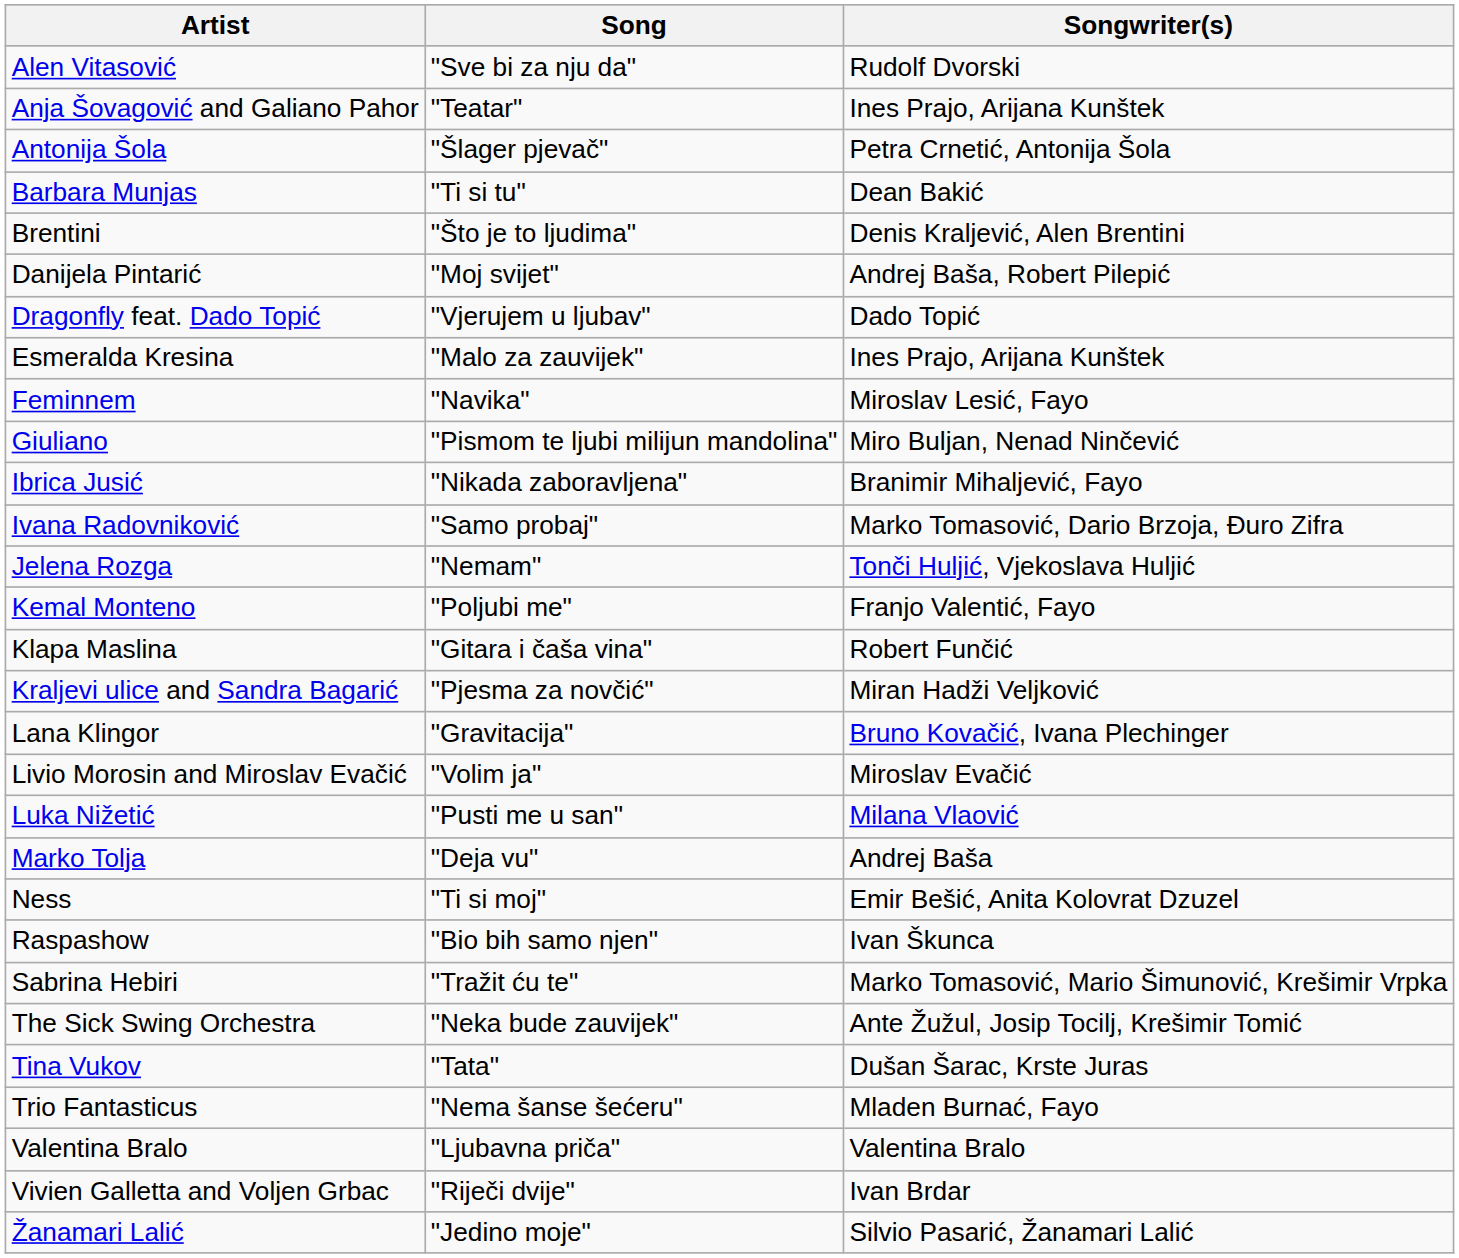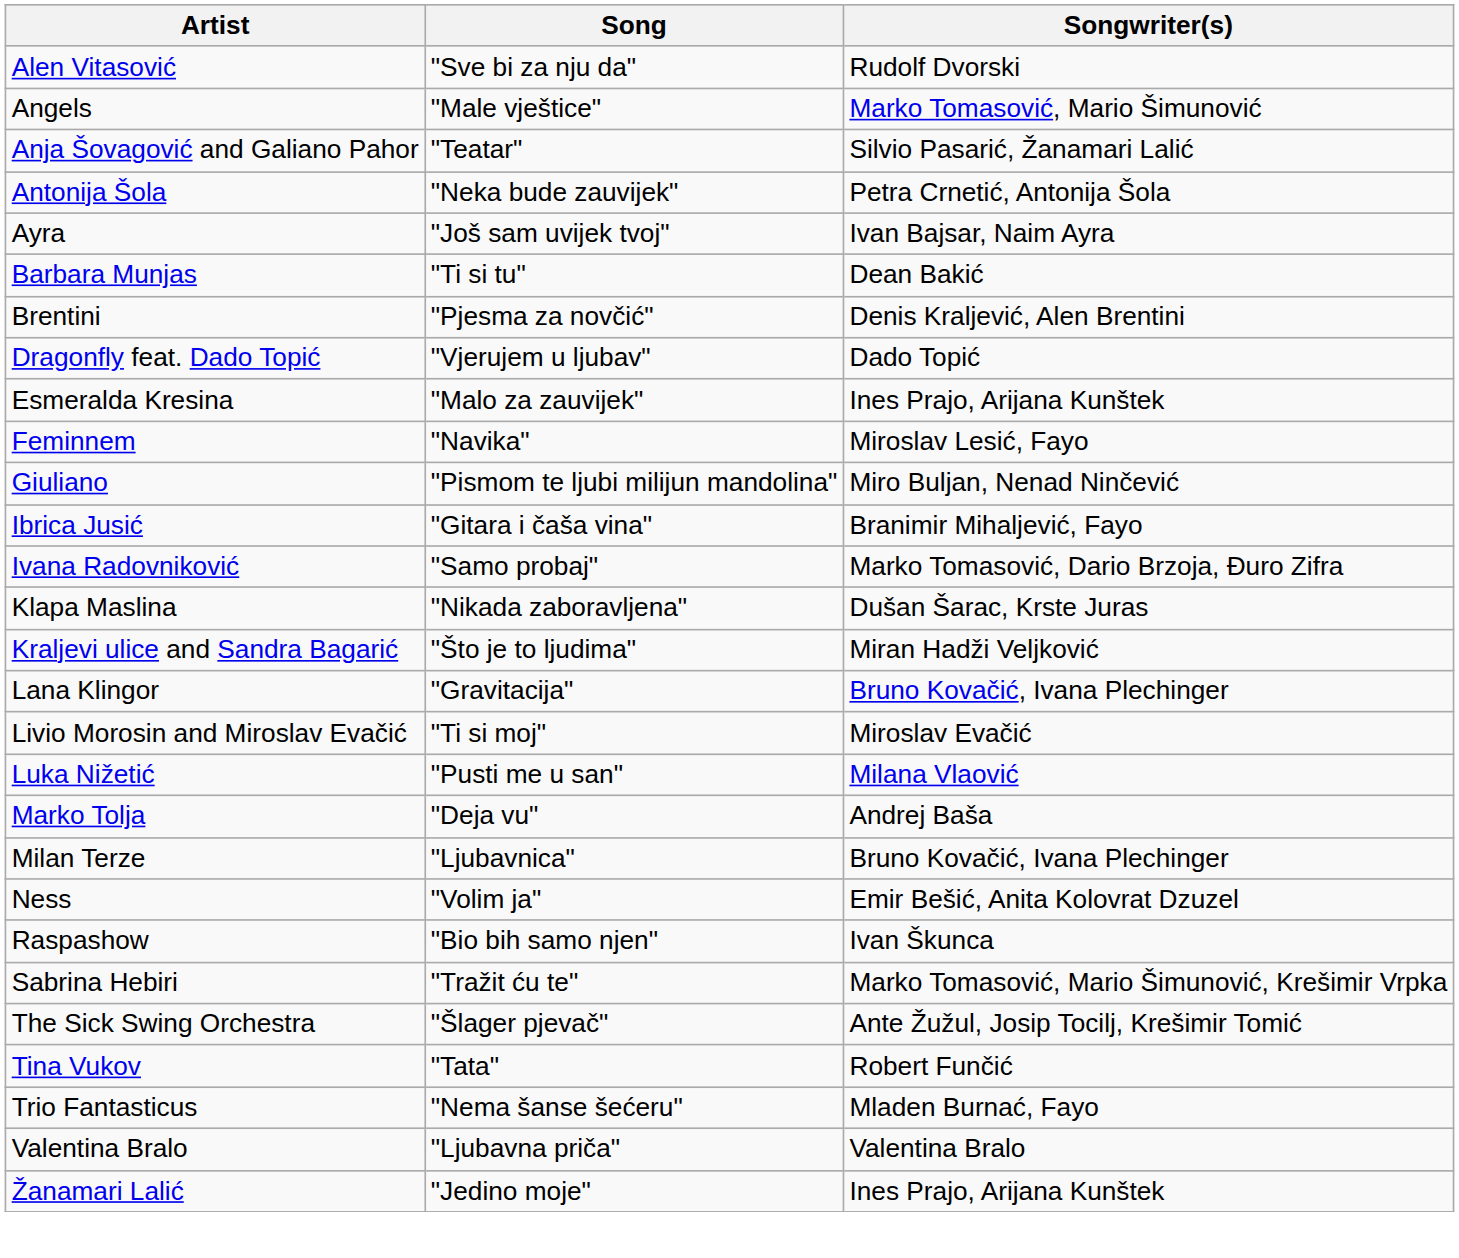+ row: (52, 108)
(1007, 108) Ines Prajo, Arijana Kunštek -> (1022, 150) Silvio Pasarić, Žanamari Lalić
(520, 150) "Šlager pjevač" -> (555, 191) "Neka bude zauvijek"
+ row: (38, 233)
(533, 233) "Što je to ljudima" -> (542, 316) "Pjesma za novčić"
- row: (106, 274)
(559, 483) "Nikada zaboravljena" -> (541, 524) "Gitara i čaša vina"
- row: (92, 566)
- row: (104, 607)
(541, 649) "Gitara i čaša vina" -> (559, 607) "Nikada zaboravljena"
(931, 649) Robert Funčić -> (999, 607) Dušan Šarac, Krste Juras
(542, 691) "Pjesma za novčić" -> (533, 649) "Što je to ljudima"
(486, 774) "Volim ja" -> (488, 732) "Ti si moj"
+ row: (79, 857)
(488, 899) "Ti si moj" -> (486, 899) "Volim ja"
(555, 1024) "Neka bude zauvijek" -> (520, 1024) "Šlager pjevač"
(999, 1065) Dušan Šarac, Krste Juras -> (931, 1065) Robert Funčić
- row: (200, 1190)
(1022, 1232) Silvio Pasarić, Žanamari Lalić -> (1007, 1190) Ines Prajo, Arijana Kunštek
